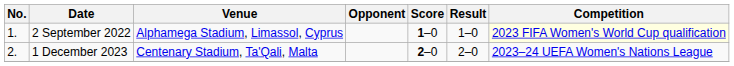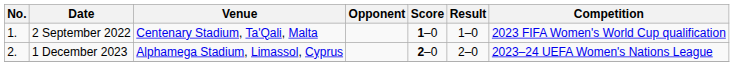(240, 33) Alphamega Stadium, Limassol, Cyprus -> (227, 33) Centenary Stadium, Ta'Qali, Malta
(609, 33) lightyellow background -> (609, 33) no background
(227, 52) Centenary Stadium, Ta'Qali, Malta -> (240, 52) Alphamega Stadium, Limassol, Cyprus
